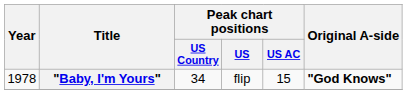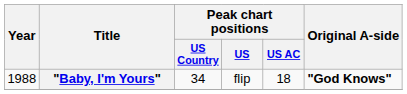(22, 79) 1978 -> (22, 79) 1988
(284, 79) 15 -> (284, 79) 18
